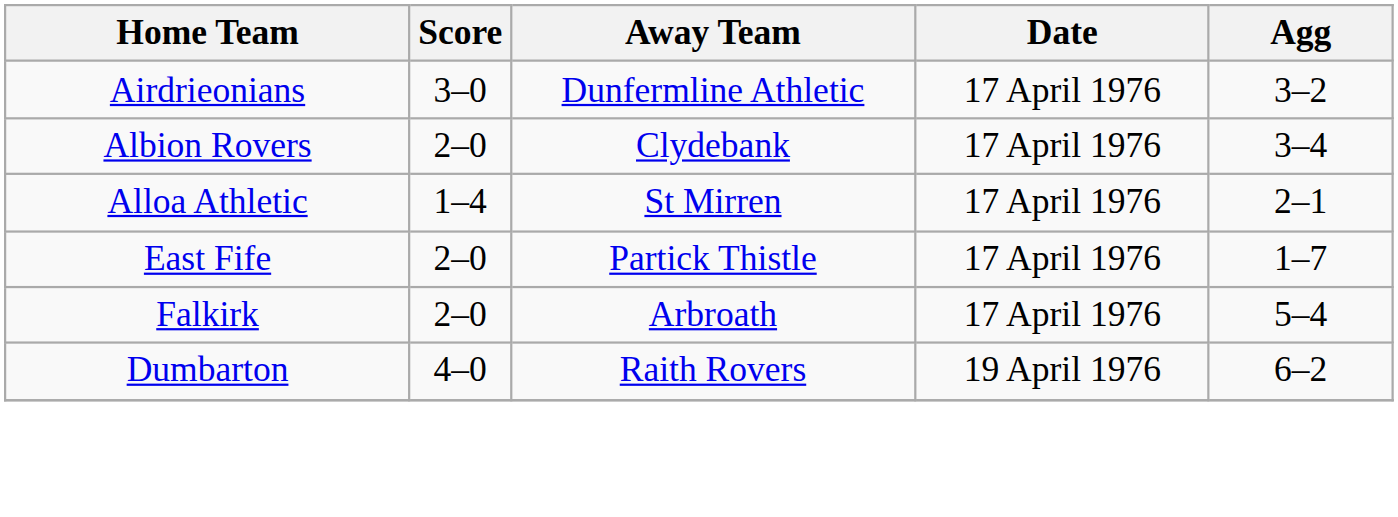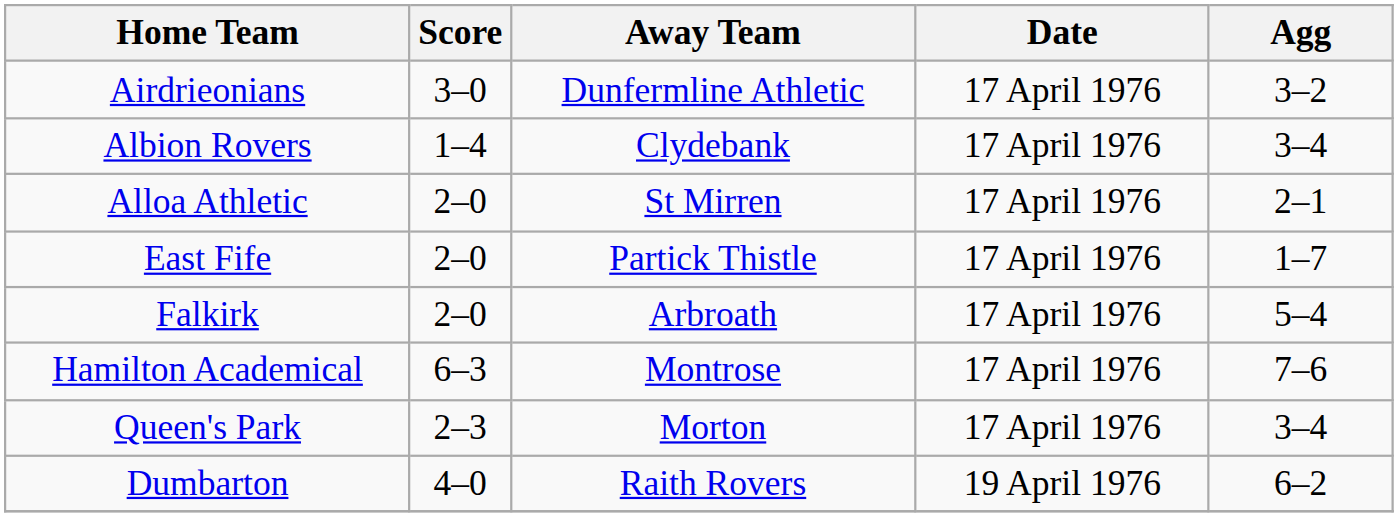(460, 145) 2–0 -> (460, 145) 1–4
(460, 201) 1–4 -> (460, 201) 2–0
+ row: (208, 370)
+ row: (208, 426)
